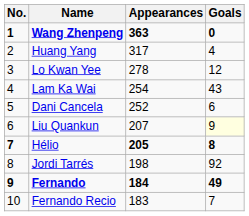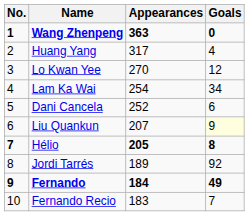(139, 70) 278 -> (139, 70) 270
(215, 88) 43 -> (215, 88) 34
(139, 164) 198 -> (139, 164) 189
